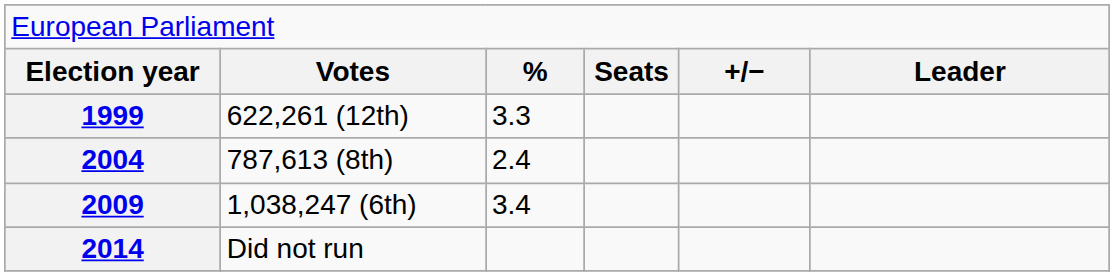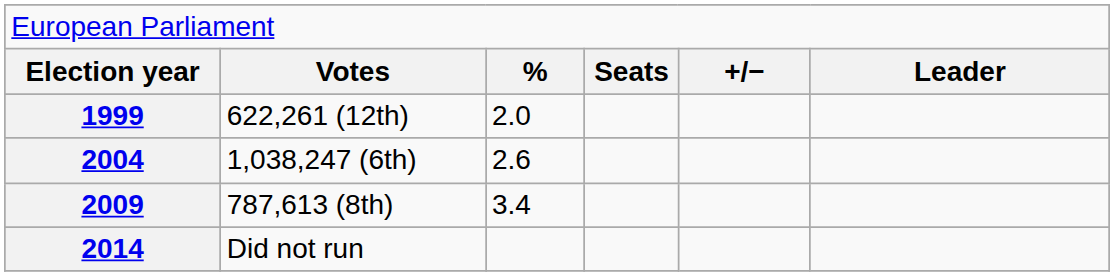(511, 115) 3.3 -> (511, 115) 2.0
(310, 159) 787,613 (8th) -> (322, 159) 1,038,247 (6th)
(511, 159) 2.4 -> (511, 159) 2.6
(322, 204) 1,038,247 (6th) -> (310, 204) 787,613 (8th)
